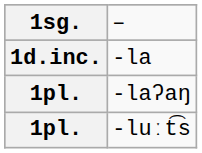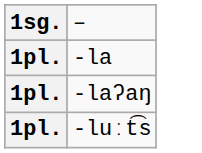(56, 58) 1d.inc. -> (36, 58) 1pl.
